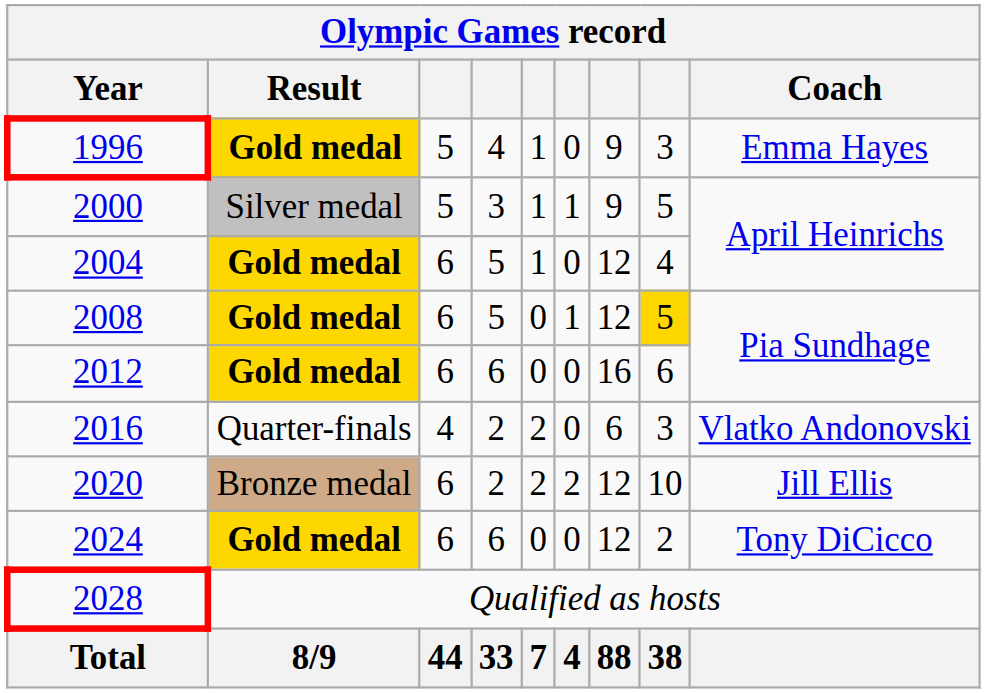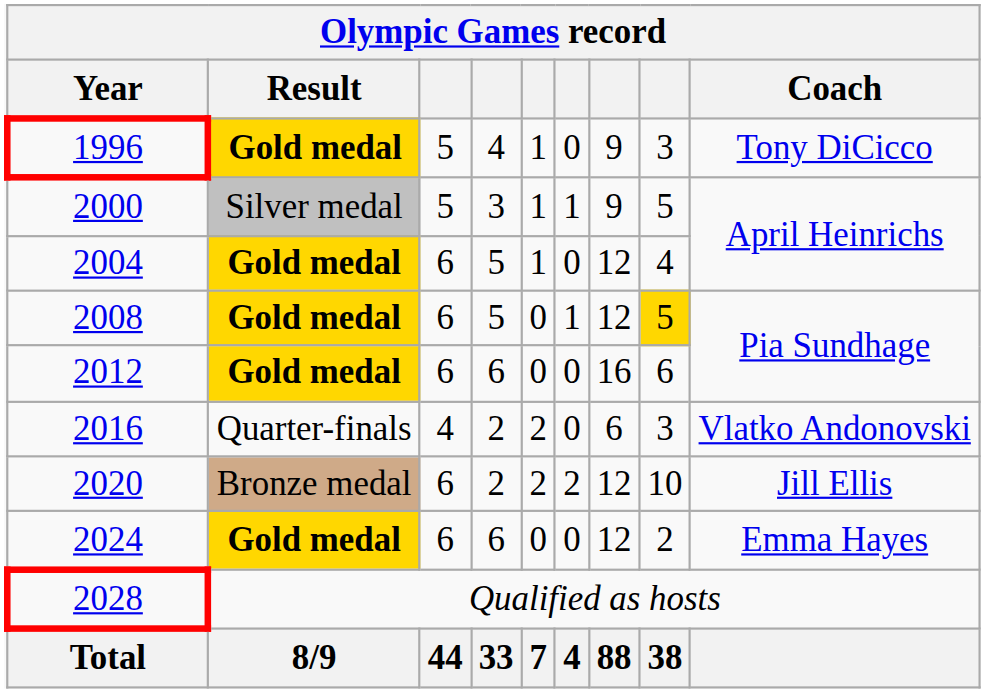(835, 147) Emma Hayes -> (835, 147) Tony DiCicco
(835, 539) Tony DiCicco -> (835, 539) Emma Hayes
